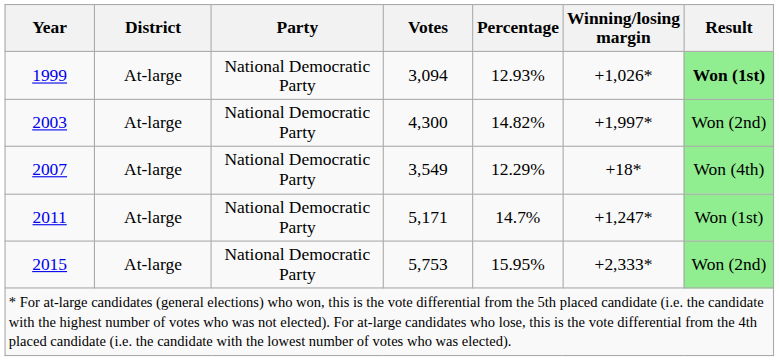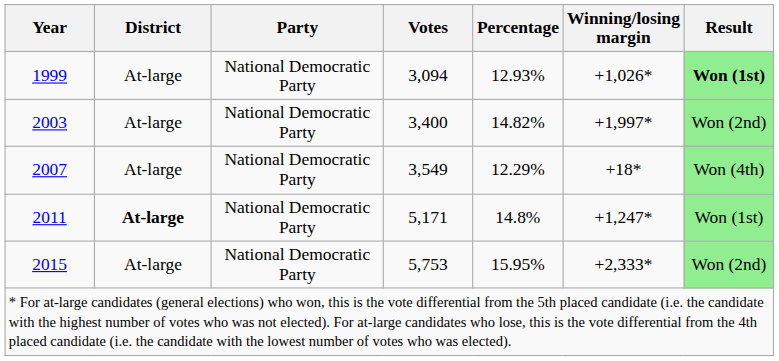(428, 122) 4,300 -> (428, 122) 3,400
(153, 217) normal -> (153, 217) bold
(518, 217) 14.7% -> (518, 217) 14.8%
